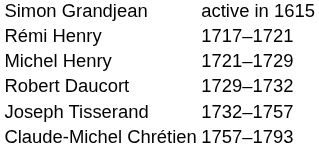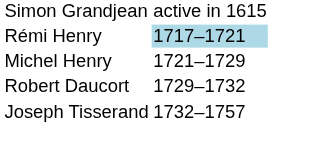(247, 36) no background -> (199, 36) lightblue background
- row: (101, 137)
